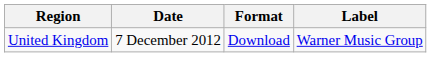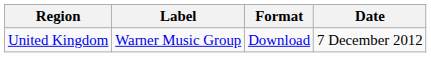columns swapped: (168, 16) <-> (360, 16)
